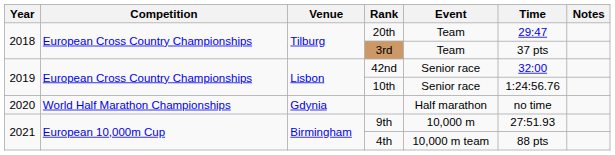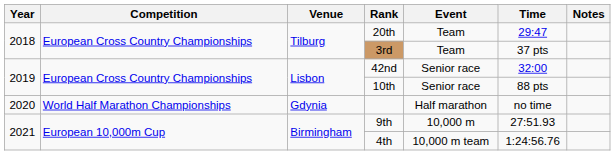(533, 87) 1:24:56.76 -> (533, 87) 88 pts
(533, 141) 88 pts -> (533, 141) 1:24:56.76
